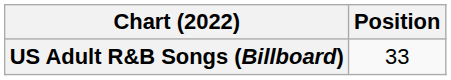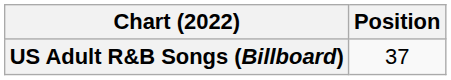(397, 56) 33 -> (397, 56) 37
